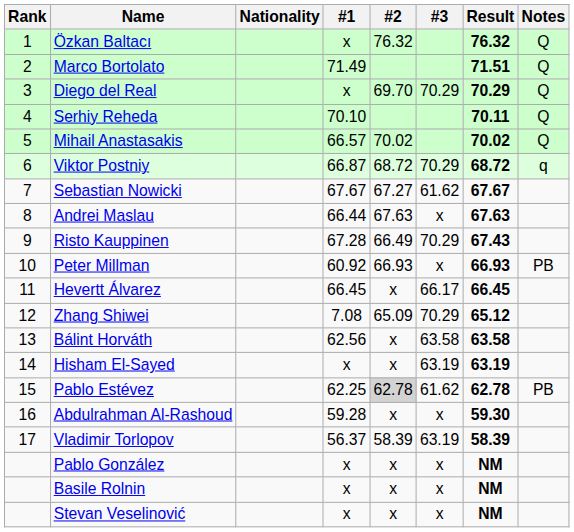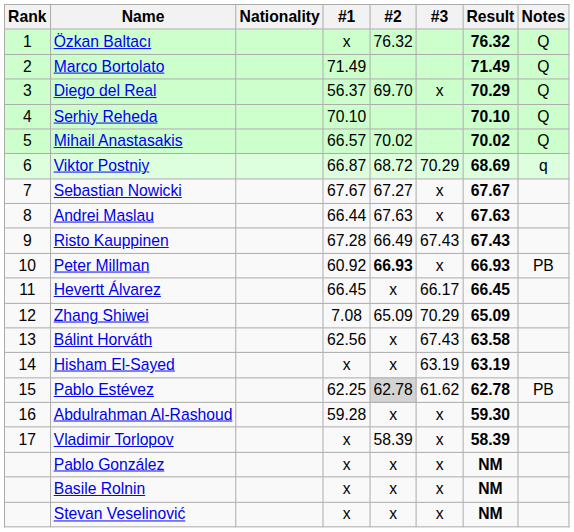(490, 66) 71.51 -> (490, 66) 71.49
(347, 91) x -> (347, 91) 56.37
(440, 91) 70.29 -> (440, 91) x
(490, 116) 70.11 -> (490, 116) 70.10
(490, 166) 68.72 -> (490, 166) 68.69
(440, 191) 61.62 -> (440, 191) x
(440, 240) 70.29 -> (440, 240) 67.43
(393, 265) normal -> (393, 265) bold
(490, 315) 65.12 -> (490, 315) 65.09
(440, 340) 63.58 -> (440, 340) 67.43
(347, 439) 56.37 -> (347, 439) x
(440, 439) 63.19 -> (440, 439) x
